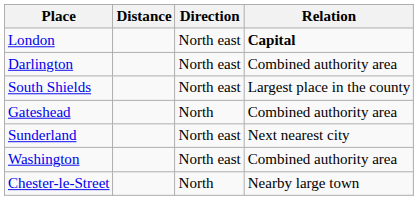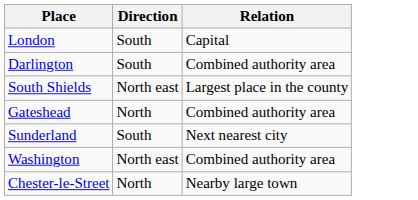- column: (144, 16)
(210, 40) North east -> (134, 40) South
(272, 40) bold -> (207, 40) normal
(210, 64) North east -> (134, 64) South
(210, 135) North east -> (134, 135) South
